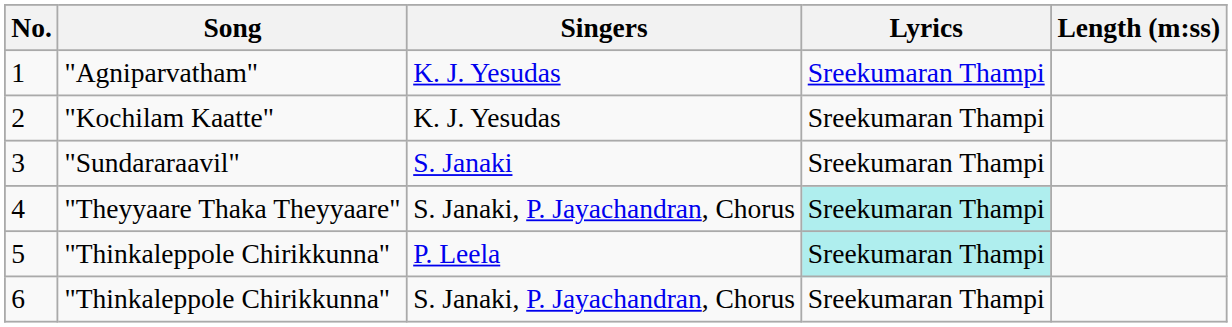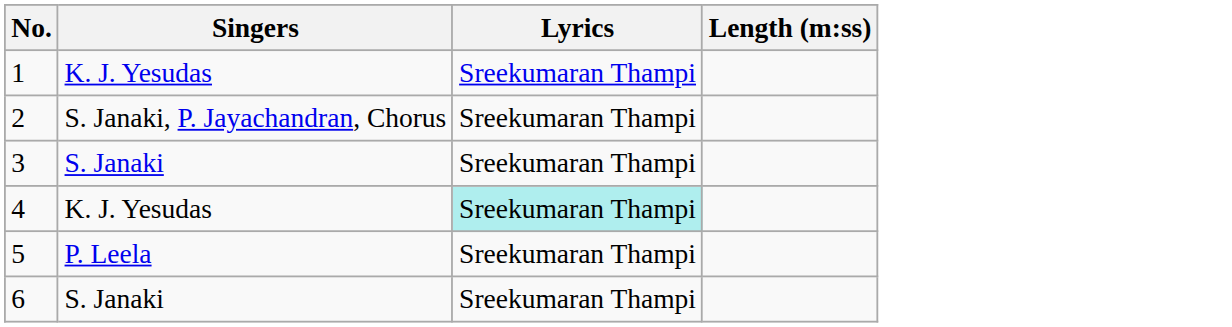- column: (232, 27)
(487, 118) K. J. Yesudas -> (255, 118) S. Janaki, P. Jayachandran, Chorus
(604, 208) S. Janaki, P. Jayachandran, Chorus -> (138, 208) K. J. Yesudas
(926, 254) paleturquoise background -> (578, 254) no background
(604, 299) S. Janaki, P. Jayachandran, Chorus -> (114, 299) S. Janaki
